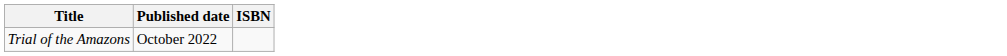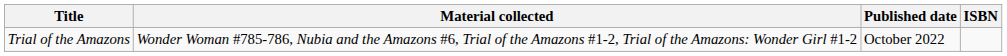+ column: (497, 16)
